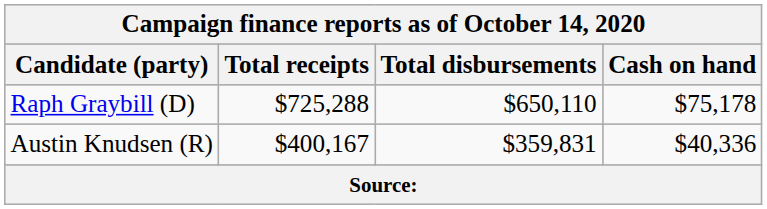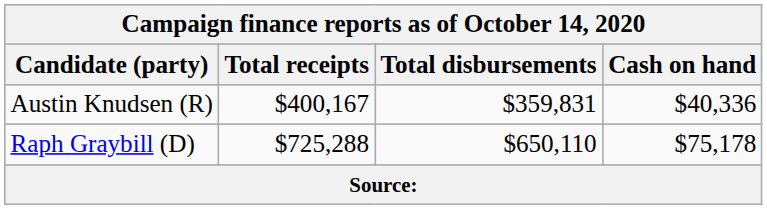rows swapped: (103, 104) <-> (112, 143)
